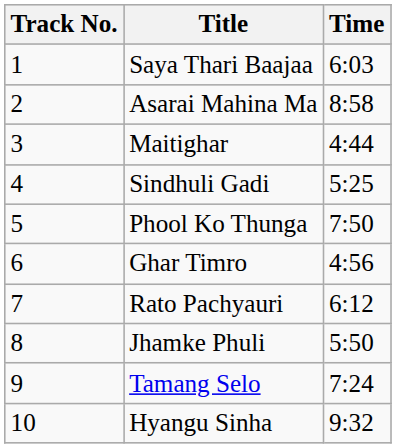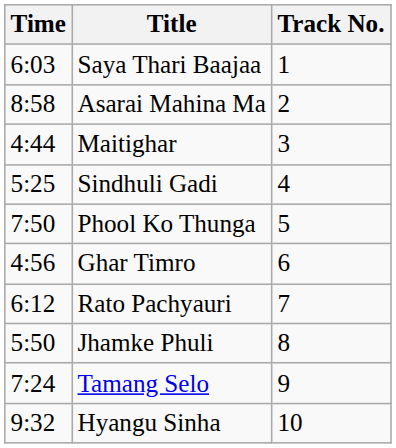columns swapped: (64, 24) <-> (357, 24)
